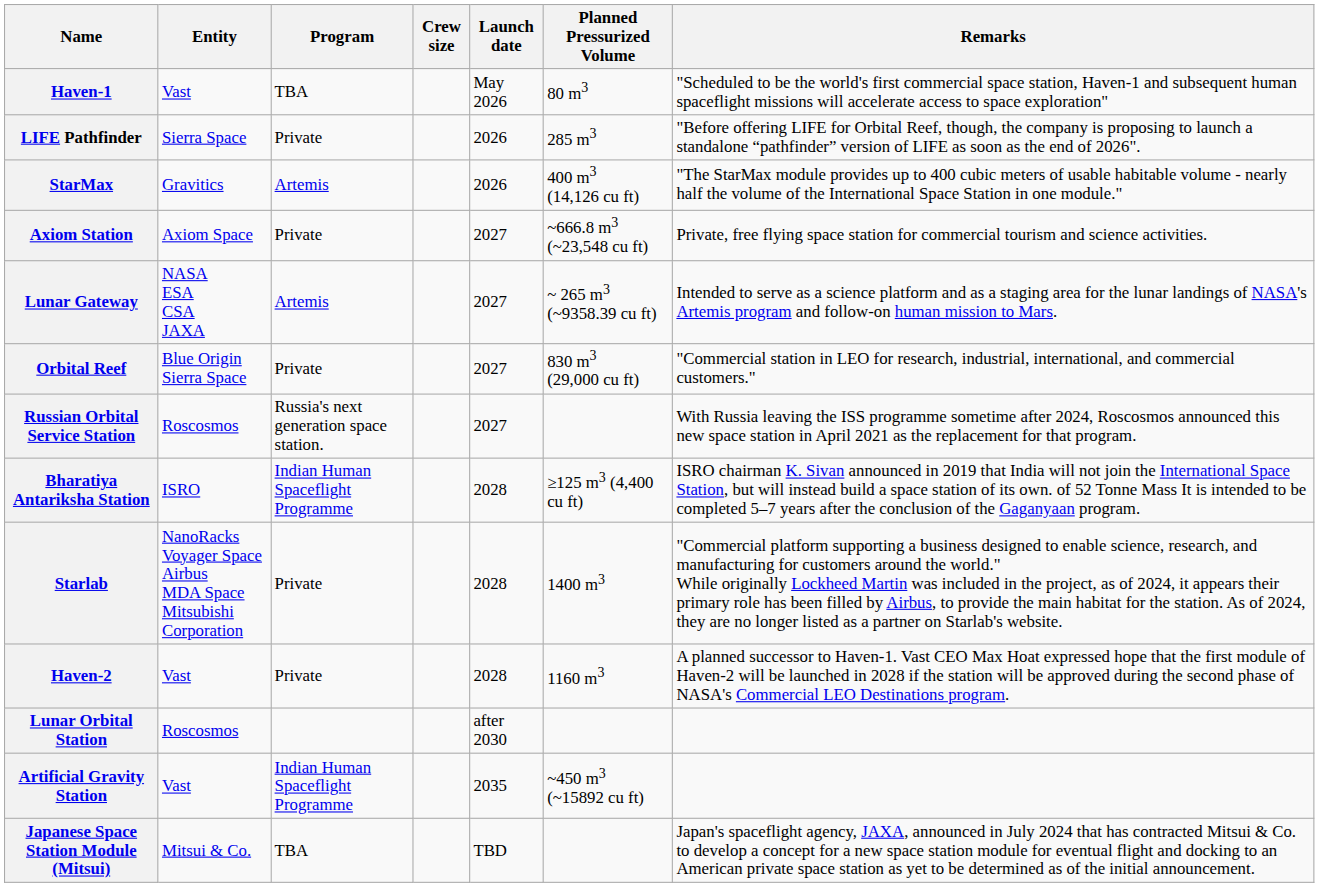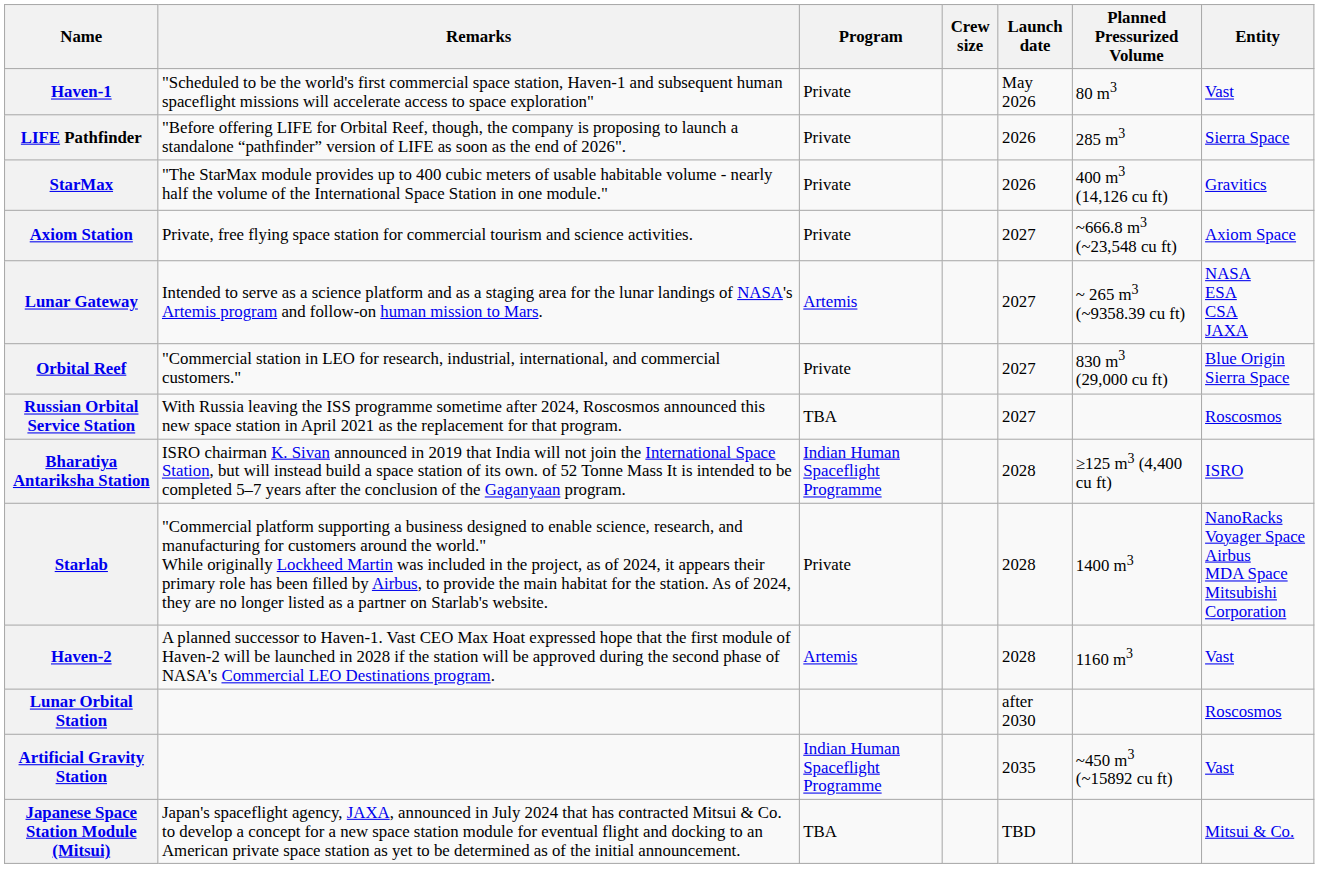columns swapped: (214, 36) <-> (993, 36)
(291, 91) TBA -> (827, 91) Private
(302, 185) Artemis -> (827, 185) Private
(331, 425) Russia's next generation space station. -> (820, 416) TBA
(298, 675) Private -> (830, 656) Artemis
